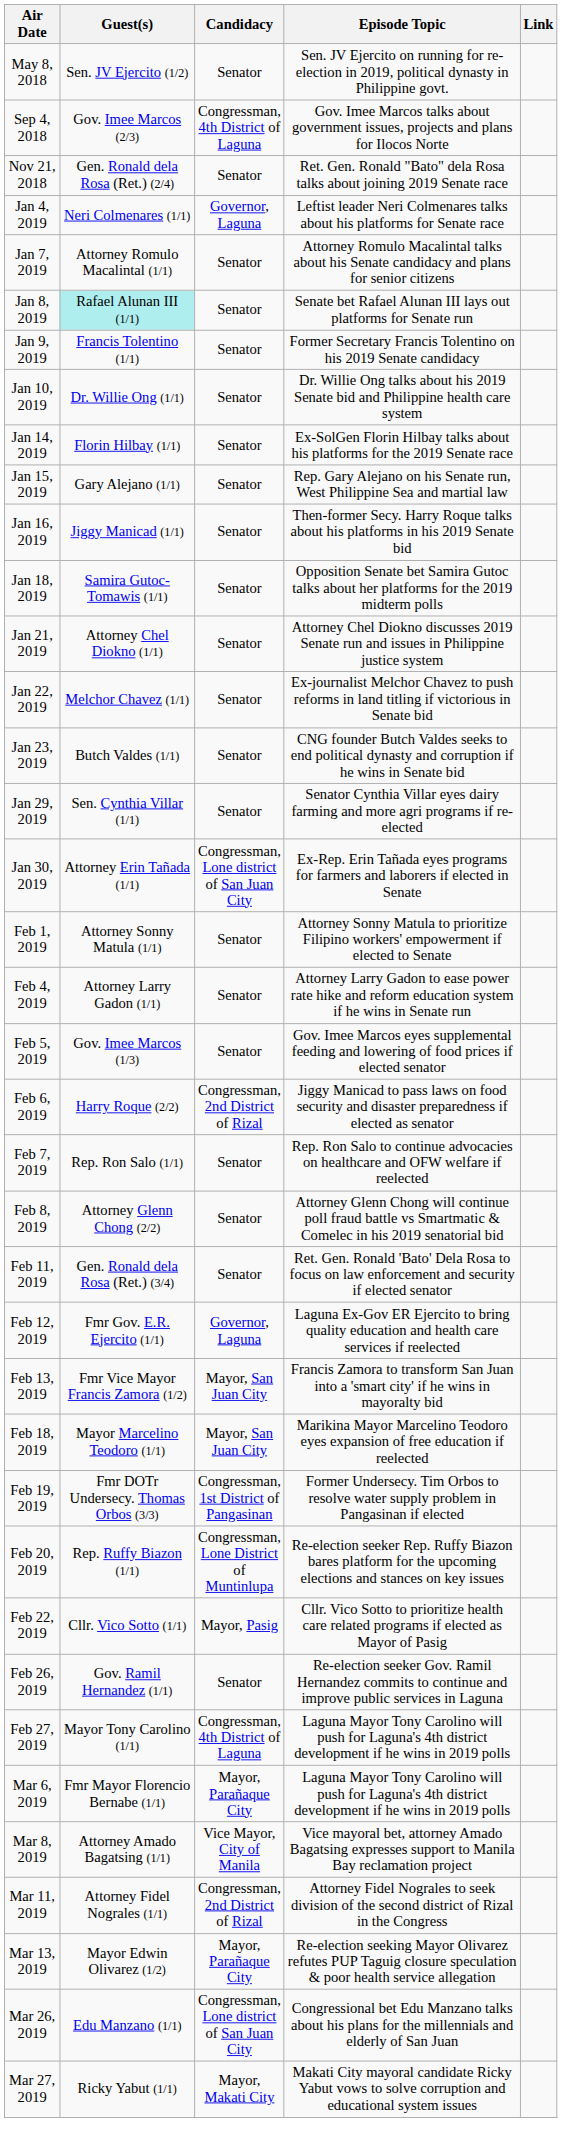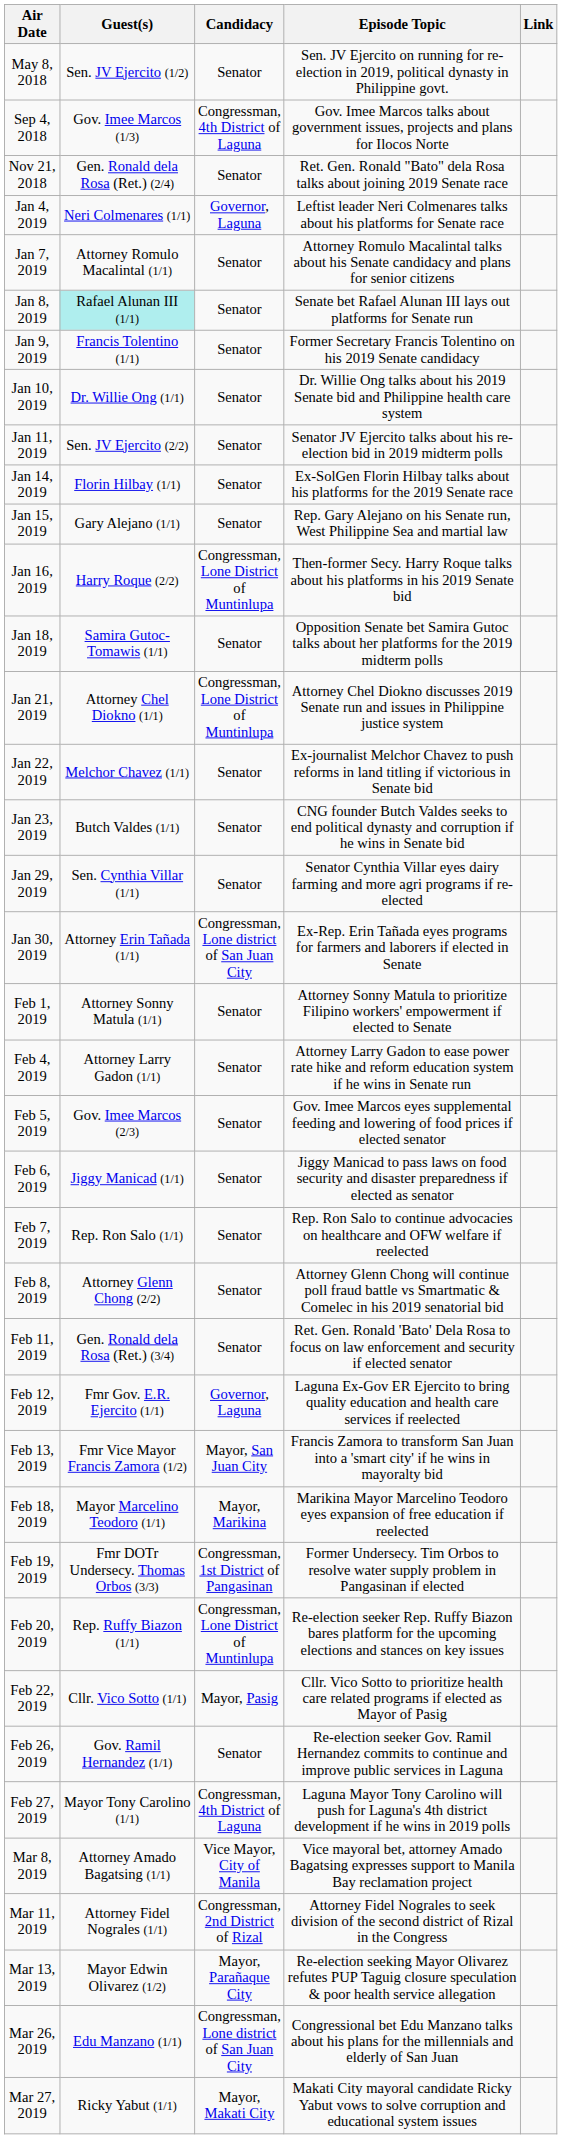(127, 127) Gov. Imee Marcos (2/3) -> (127, 127) Gov. Imee Marcos (1/3)
+ row: (32, 444)
(127, 532) Jiggy Manicad (1/1) -> (127, 579) Harry Roque (2/2)
(239, 532) Senator -> (239, 579) Congressman, Lone District of Muntinlupa
(239, 643) Senator -> (239, 707) Congressman, Lone District of Muntinlupa
(127, 1051) Gov. Imee Marcos (1/3) -> (127, 1123) Gov. Imee Marcos (2/3)
(127, 1107) Harry Roque (2/2) -> (127, 1179) Jiggy Manicad (1/1)
(239, 1107) Congressman, 2nd District of Rizal -> (239, 1179) Senator
(239, 1442) Mayor, San Juan City -> (239, 1514) Mayor, Marikina
- row: (32, 1793)
